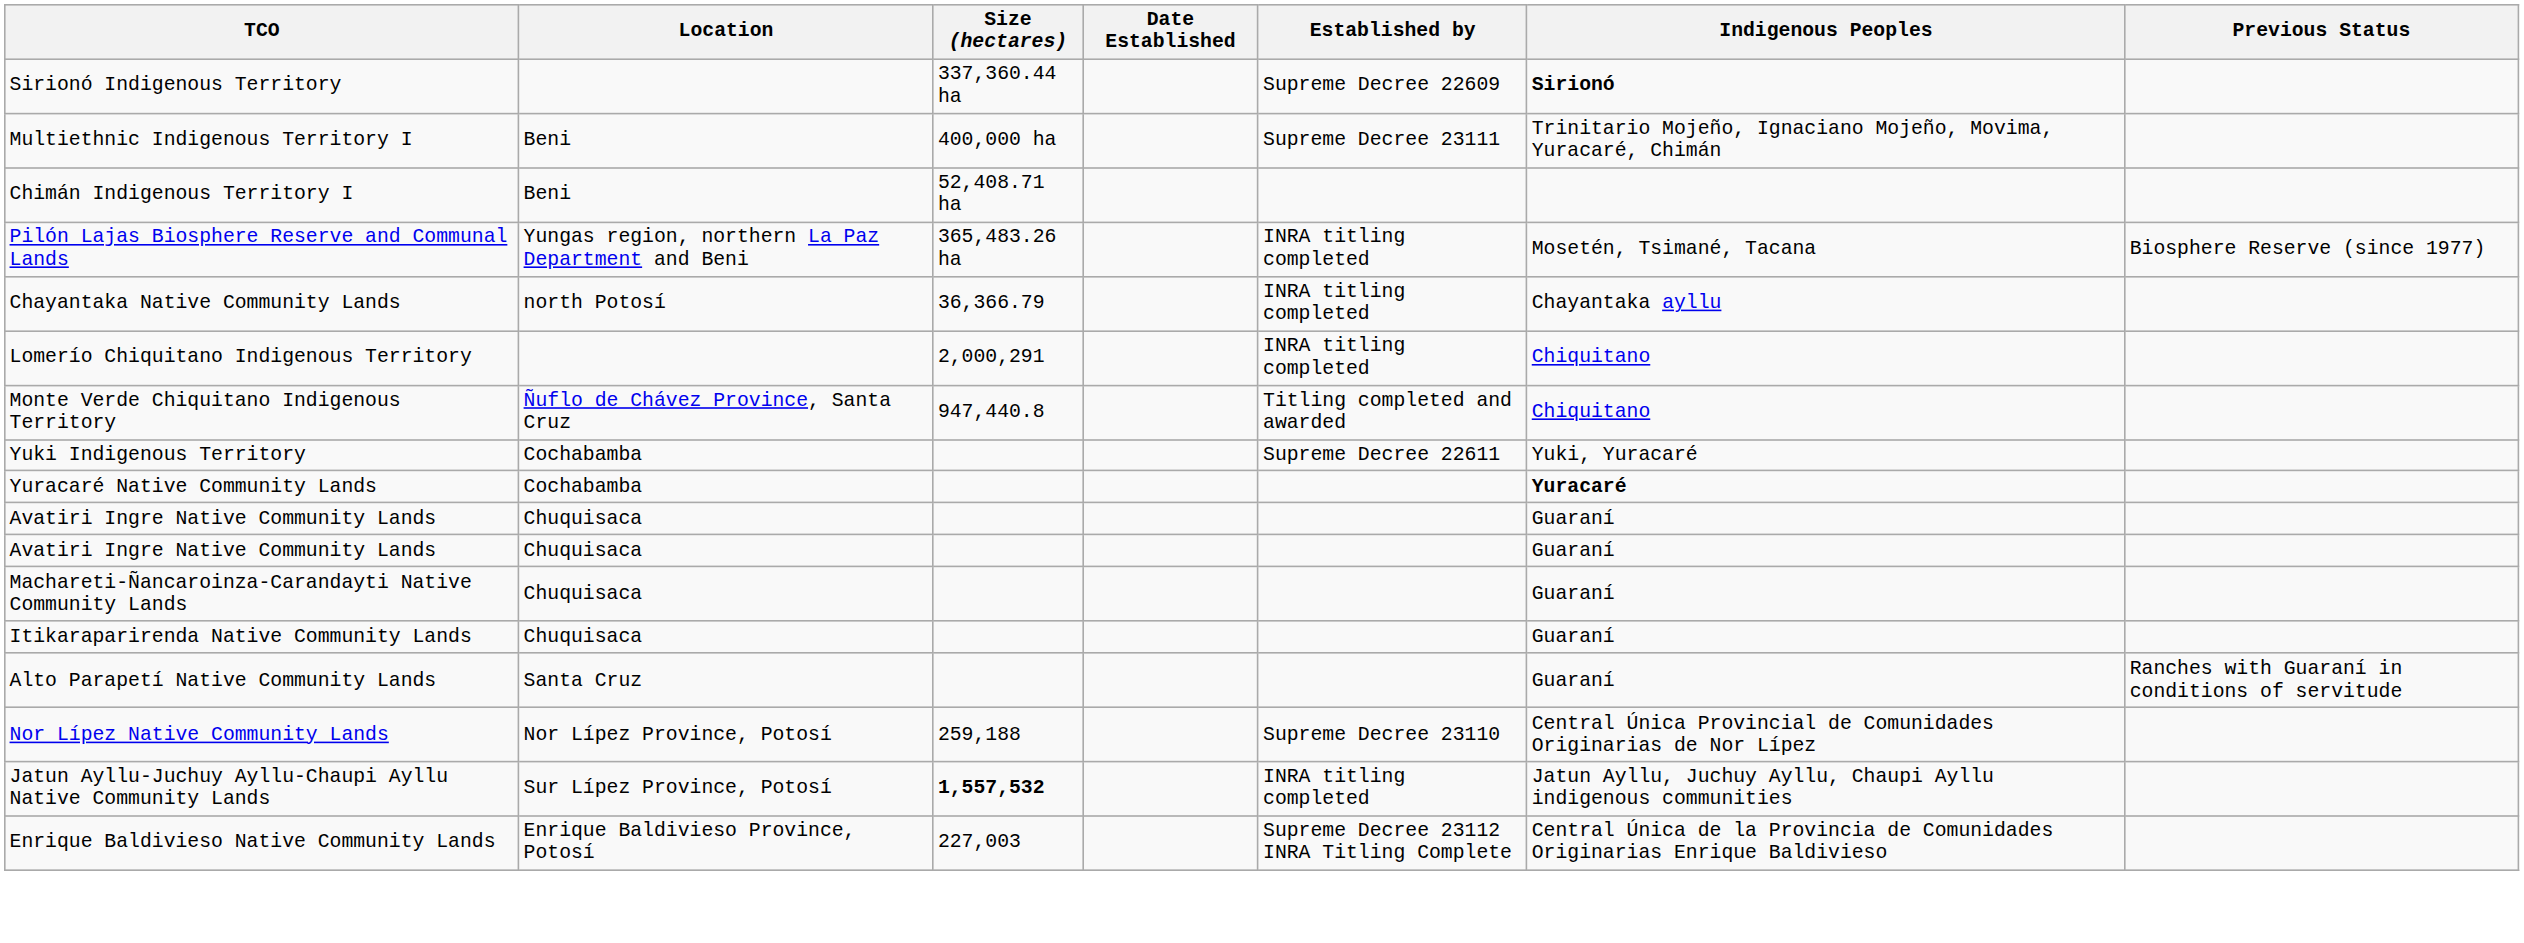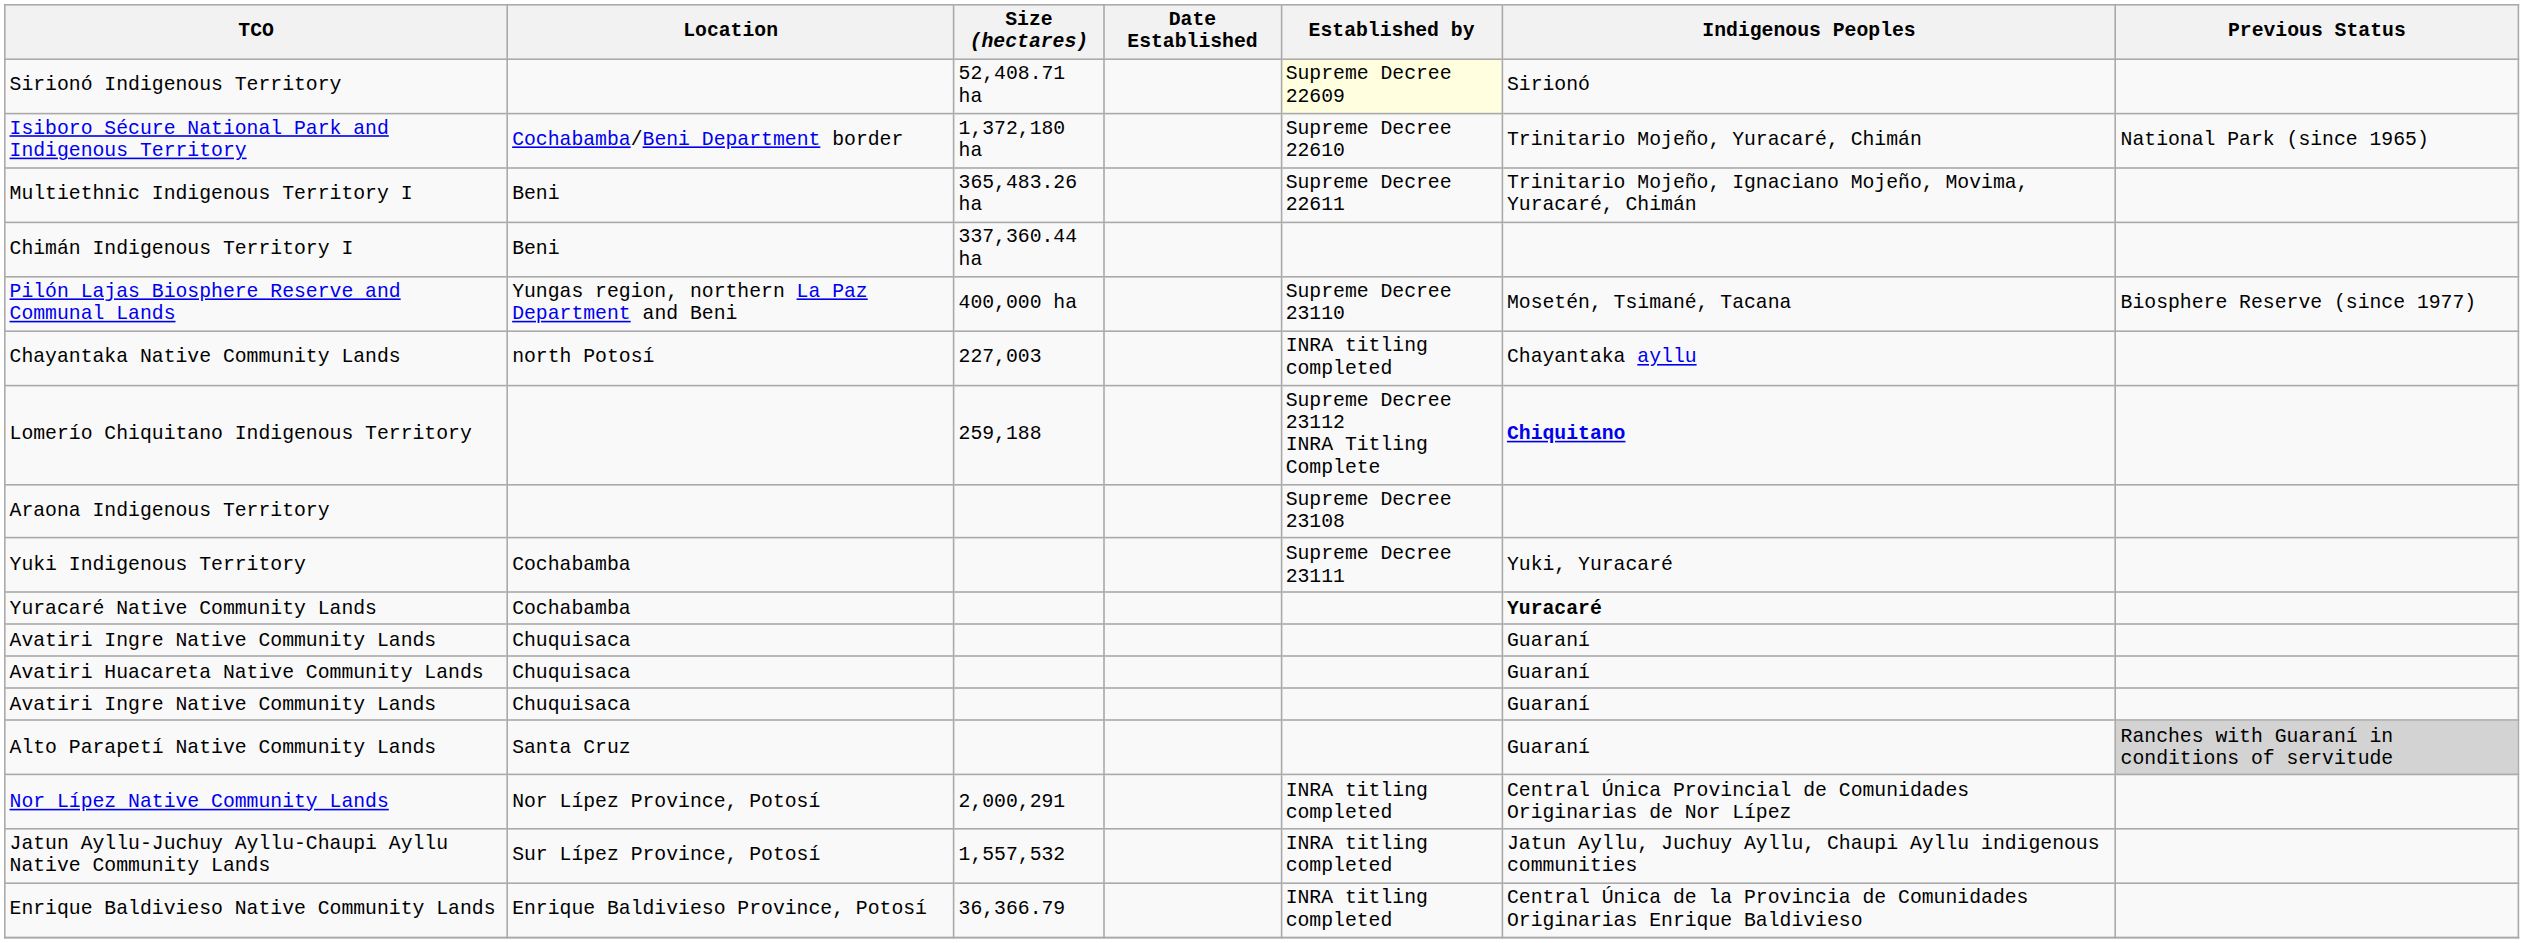(997, 87) 337,360.44 ha -> (1012, 87) 52,408.71 ha
(1382, 87) no background -> (1369, 87) lightyellow background
(1573, 87) bold -> (1548, 87) normal
+ row: (199, 141)
(997, 141) 400,000 ha -> (1018, 195) 365,483.26 ha
(1382, 141) Supreme Decree 23111 -> (1369, 195) Supreme Decree 22611
(991, 195) 52,408.71 ha -> (1018, 249) 337,360.44 ha
(997, 249) 365,483.26 ha -> (1018, 304) 400,000 ha
(1334, 249) INRA titling completed -> (1369, 304) Supreme Decree 23110
(991, 304) 36,366.79 -> (1000, 358) 227,003
(991, 358) 2,000,291 -> (1000, 435) 259,188
(1334, 358) INRA titling completed -> (1369, 435) Supreme Decree 23112 INRA Titling Complete
(1591, 358) normal -> (1566, 435) bold
- row: (205, 412)
+ row: (170, 511)
(1382, 455) Supreme Decree 22611 -> (1369, 566) Supreme Decree 23111
+ row: (247, 673)
- row: (241, 594)
- row: (241, 637)
(2266, 680) no background -> (2257, 748) lightgrey background
(979, 735) 259,188 -> (1012, 802) 2,000,291
(1382, 735) Supreme Decree 23110 -> (1357, 802) INRA titling completed
(991, 789) bold -> (1012, 856) normal
(979, 843) 227,003 -> (1012, 911) 36,366.79
(1388, 843) Supreme Decree 23112 INRA Titling Complete -> (1357, 911) INRA titling completed
